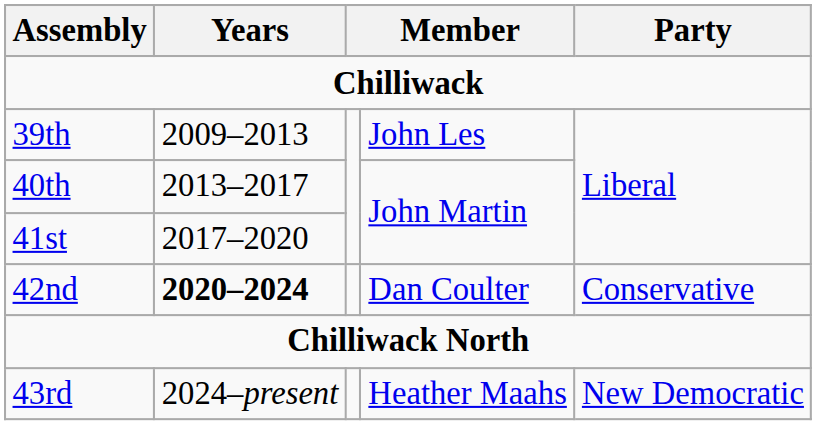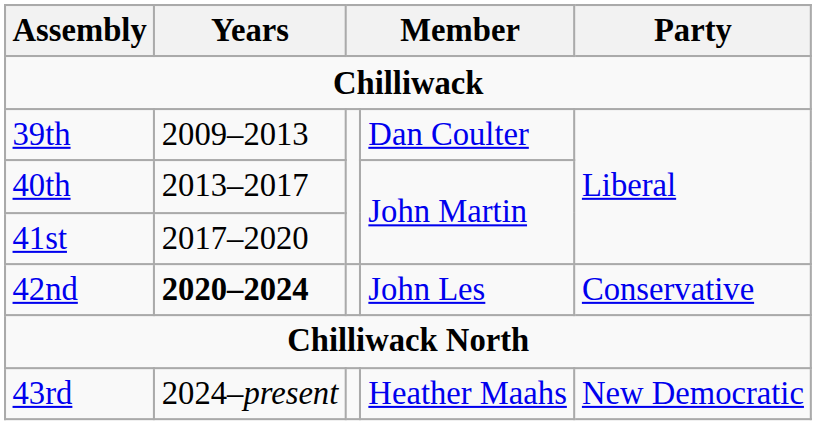(427, 133) John Les -> (449, 133) Dan Coulter
(449, 289) Dan Coulter -> (427, 289) John Les
